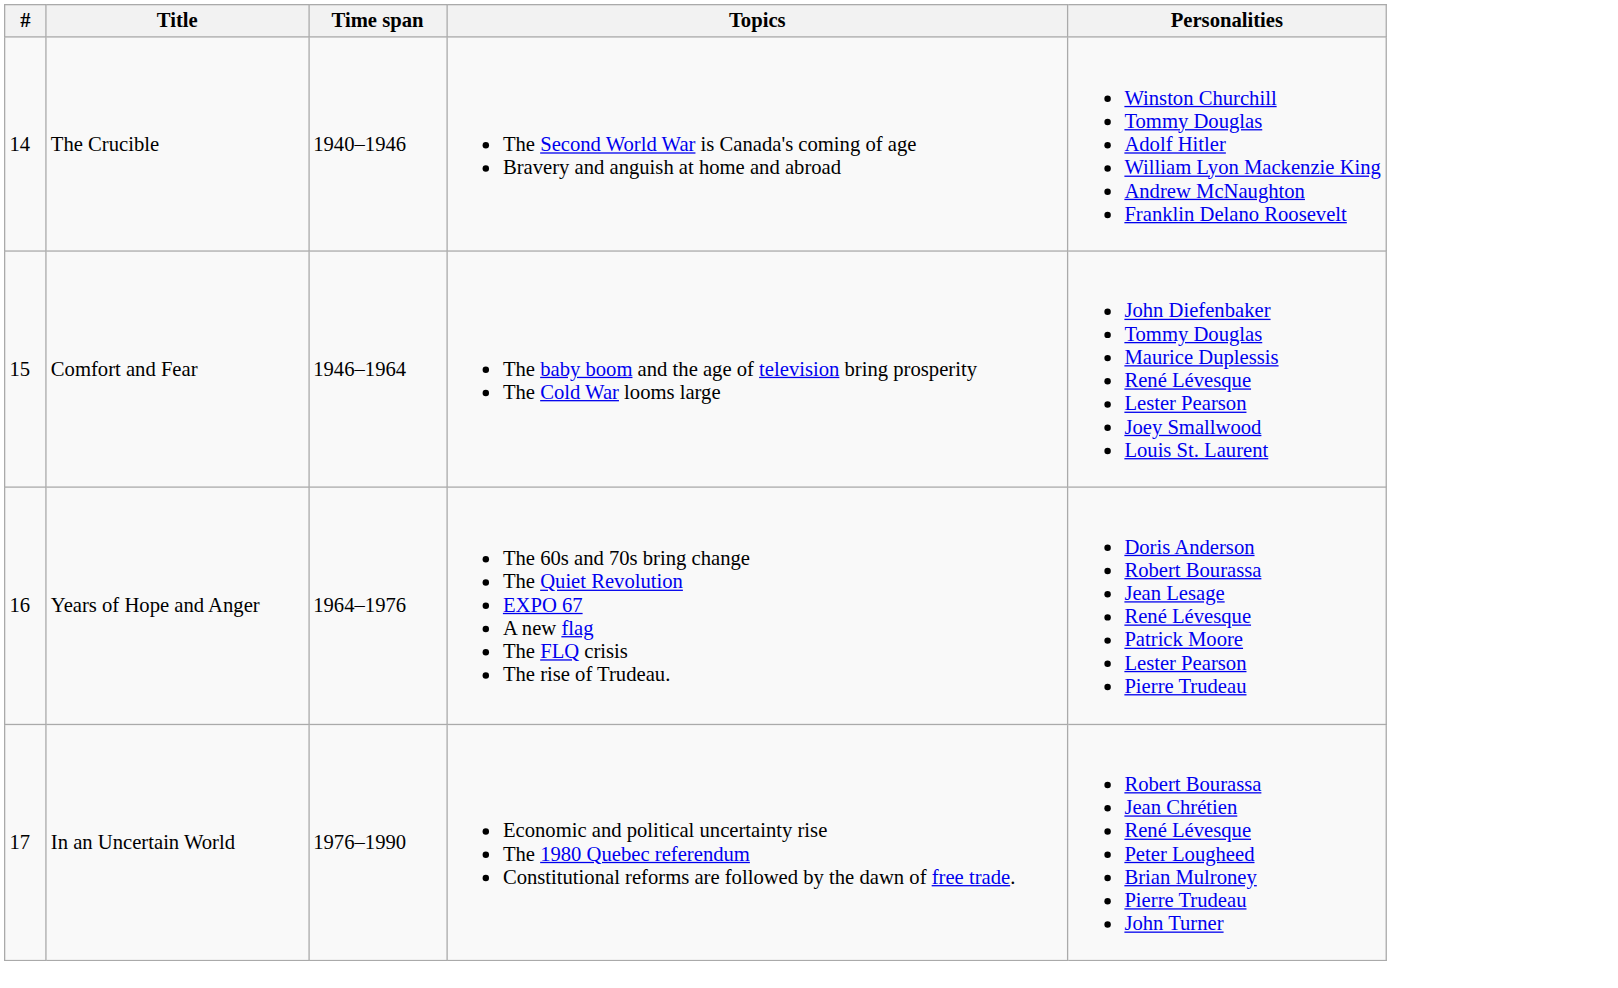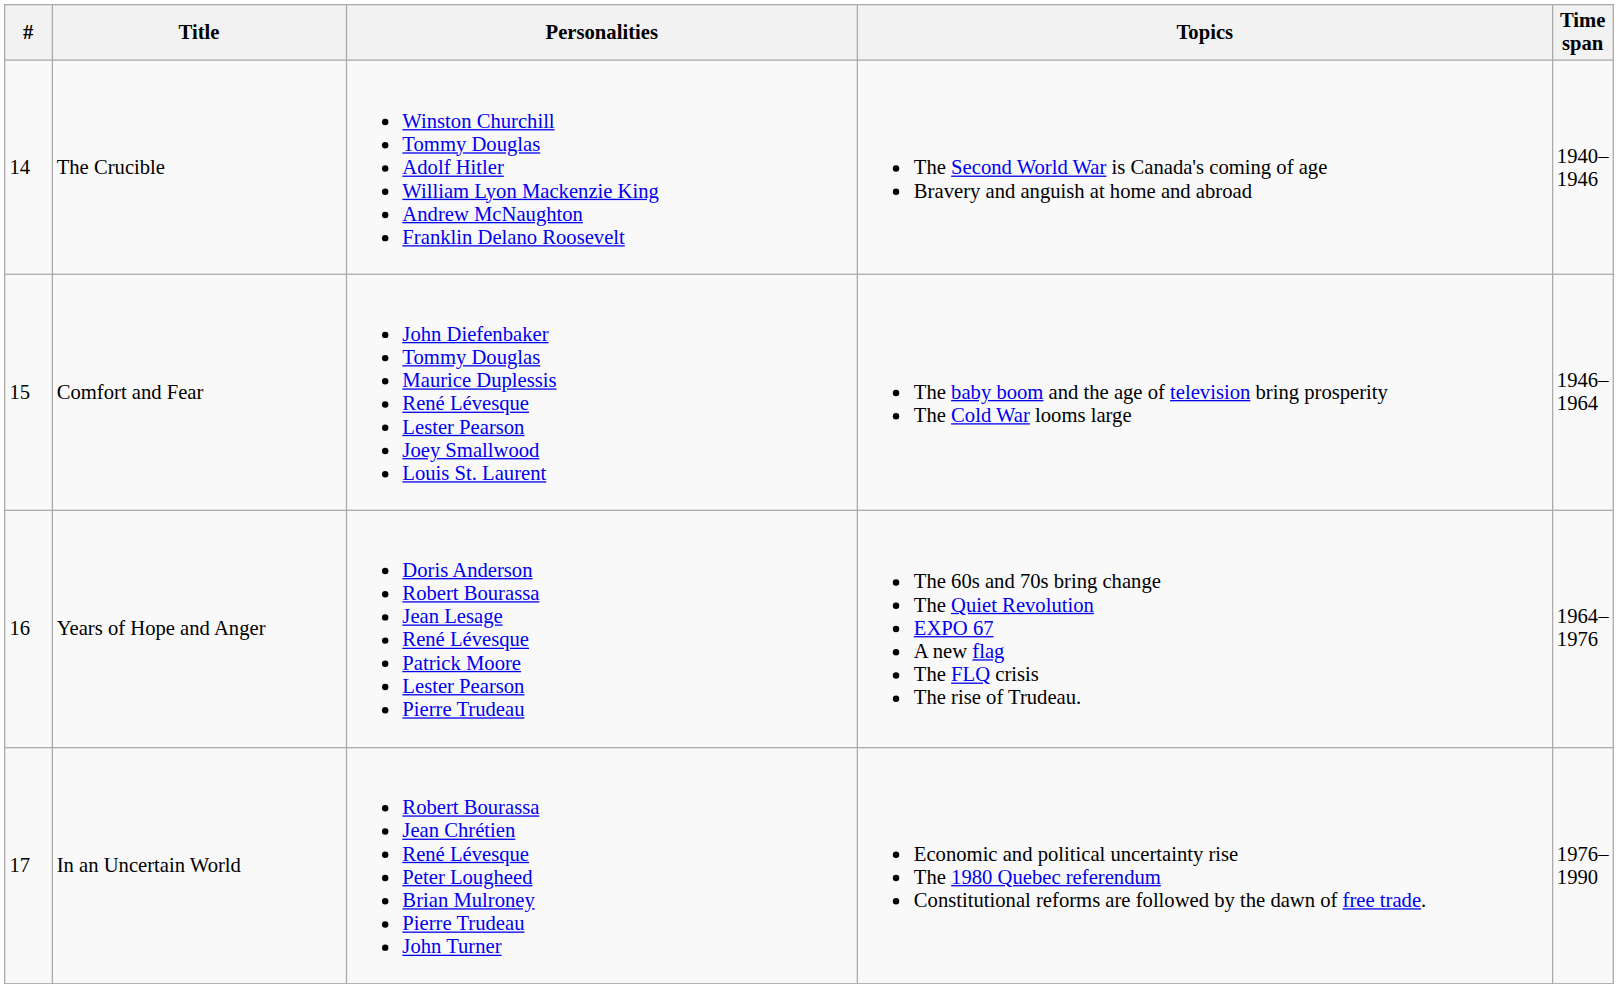columns swapped: (377, 20) <-> (1227, 20)
